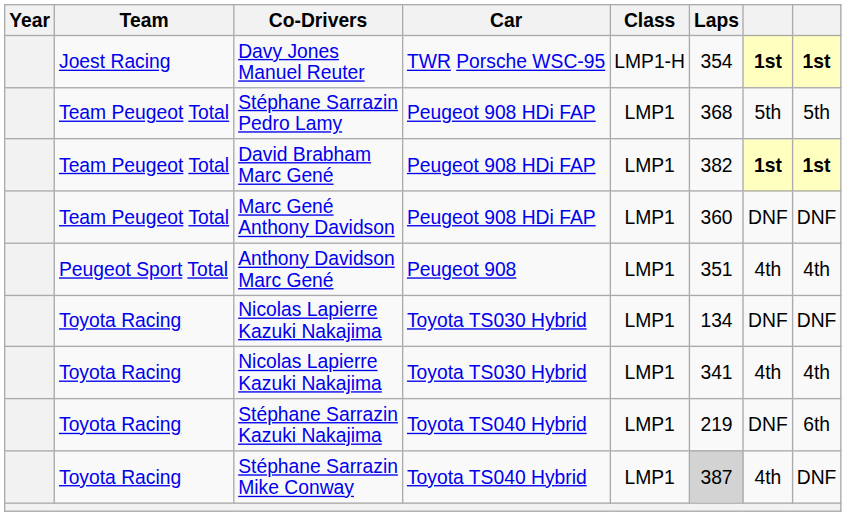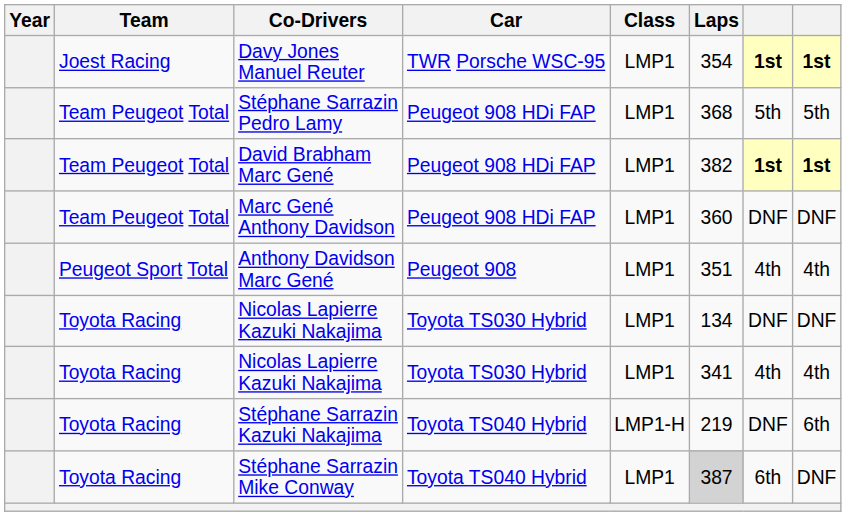(650, 62) LMP1-H -> (650, 62) LMP1
(650, 425) LMP1 -> (650, 425) LMP1-H
(768, 477) 4th -> (768, 477) 6th
